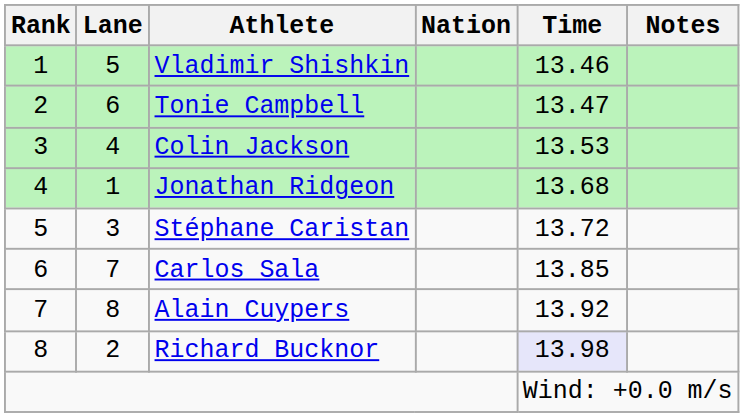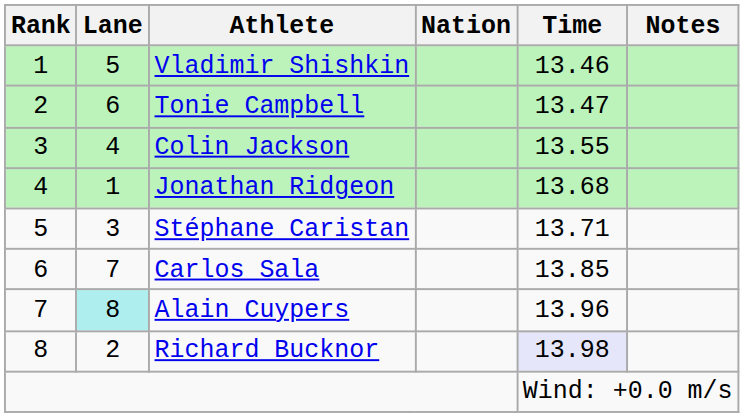(572, 147) 13.53 -> (572, 147) 13.55
(572, 229) 13.72 -> (572, 229) 13.71
(113, 310) no background -> (113, 310) paleturquoise background
(572, 310) 13.92 -> (572, 310) 13.96
